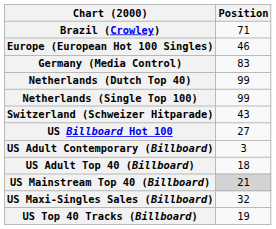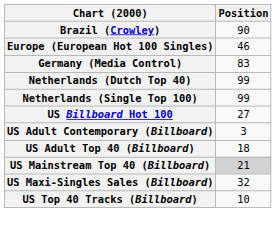(244, 30) 71 -> (244, 30) 90
- row: (110, 115)
(244, 216) 19 -> (244, 199) 10
